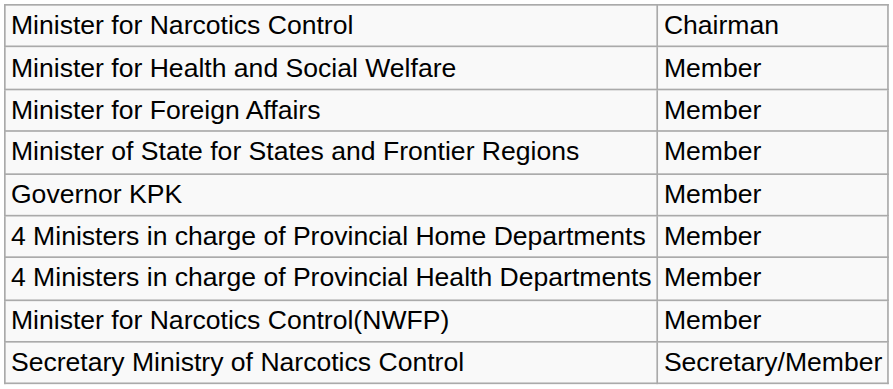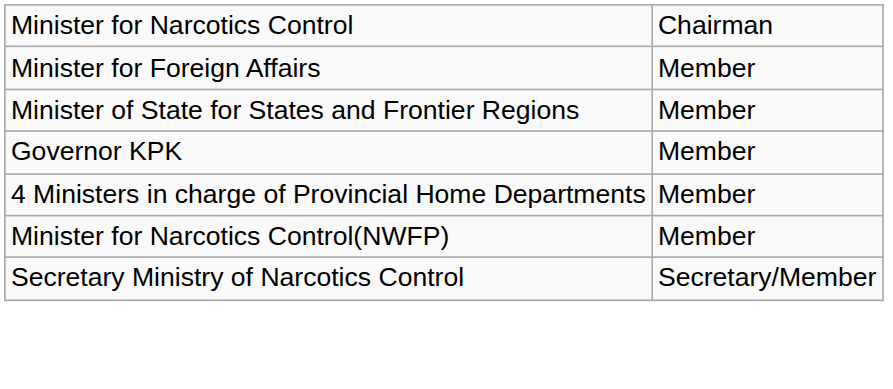- row: (234, 67)
- row: (331, 278)
